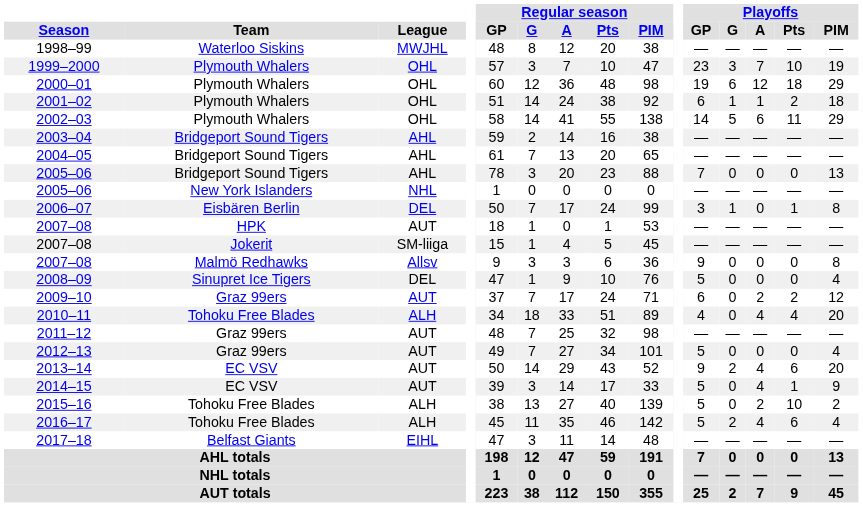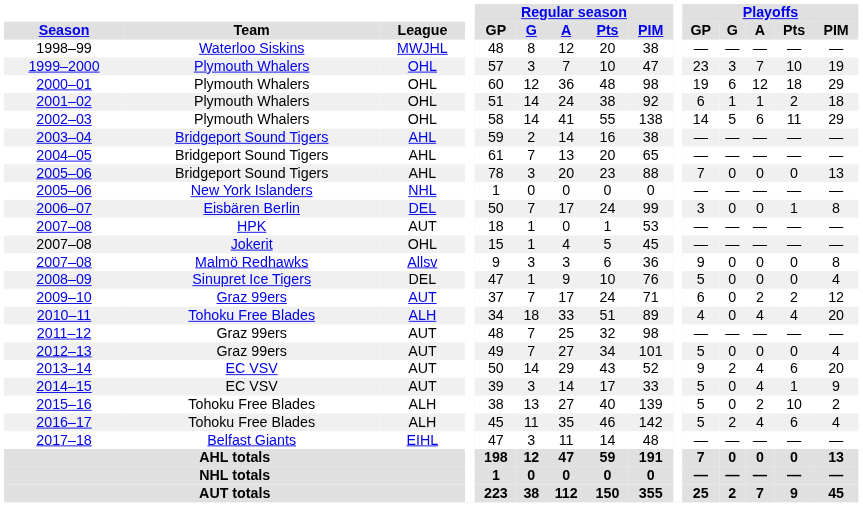(733, 208) 1 -> (732, 208) 0
(422, 244) SM-liiga -> (422, 244) OHL
